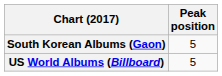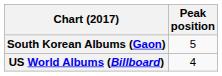(193, 62) 5 -> (193, 62) 4
